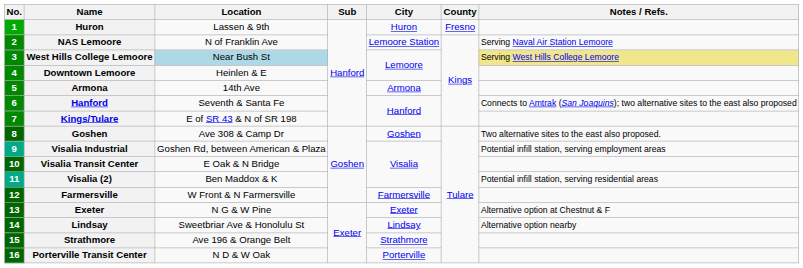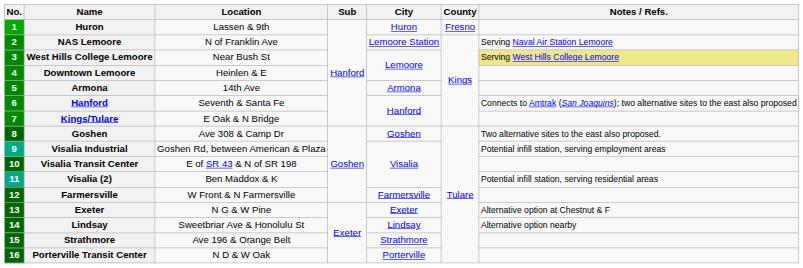(241, 57) lightblue background -> (241, 57) no background
(241, 118) E of SR 43 & N of SR 198 -> (241, 118) E Oak & N Bridge
(241, 164) E Oak & N Bridge -> (241, 164) E of SR 43 & N of SR 198
